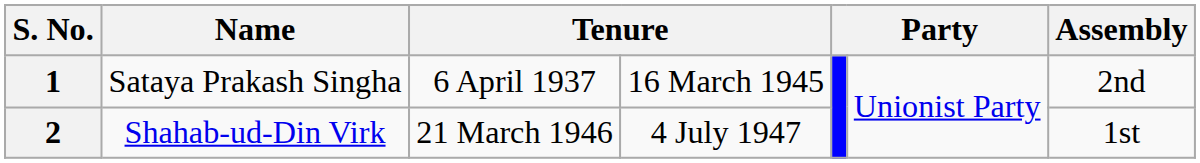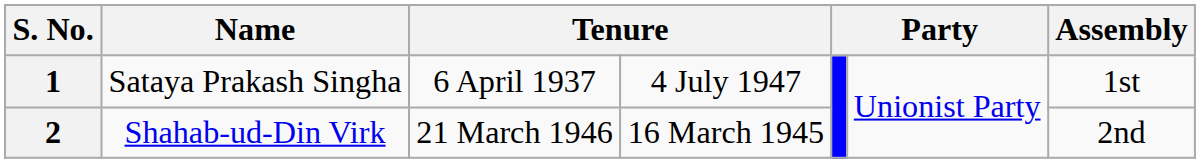(726, 81) 16 March 1945 -> (726, 81) 4 July 1947
(1121, 81) 2nd -> (1121, 81) 1st
(726, 132) 4 July 1947 -> (726, 132) 16 March 1945
(1121, 132) 1st -> (1121, 132) 2nd
